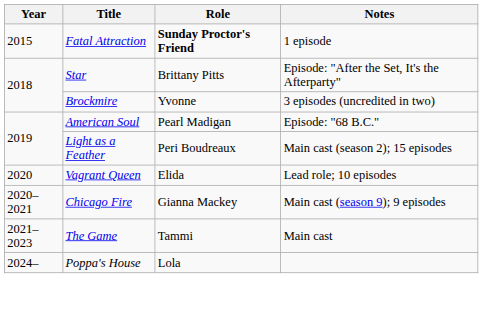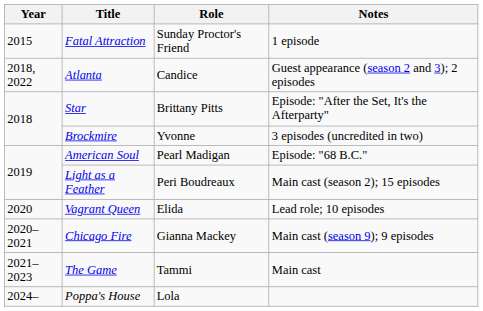(204, 41) bold -> (199, 41) normal
+ row: (83, 75)
